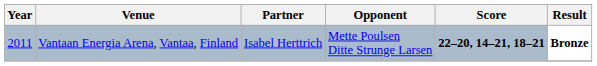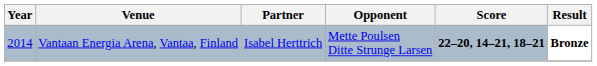(20, 43) 2011 -> (20, 43) 2014
